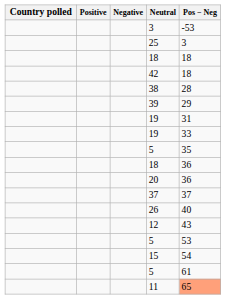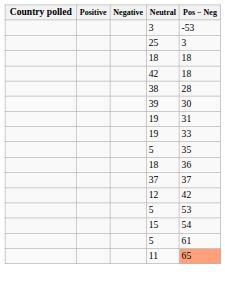(186, 104) 29 -> (186, 104) 30
- row: (41, 180)
- row: (41, 210)
(186, 225) 43 -> (186, 195) 42
